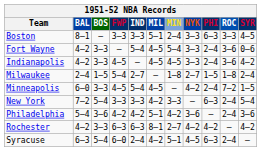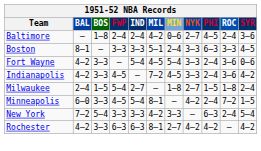+ row: (28, 37)
(156, 63) 4–5 -> (156, 76) 7–2
(156, 89) 4–5 -> (156, 102) 8–1
- row: (35, 115)
- row: (26, 141)
